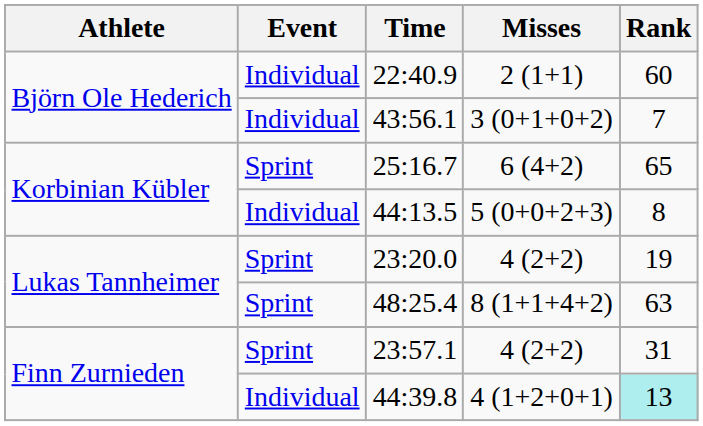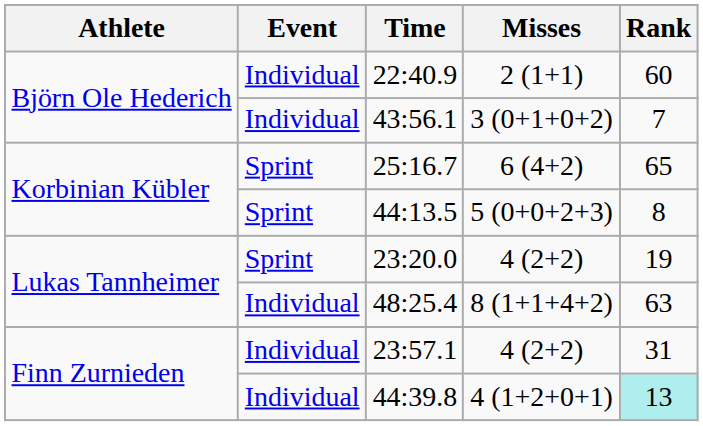(302, 212) Individual -> (279, 212) Sprint
(279, 304) Sprint -> (302, 304) Individual
(279, 350) Sprint -> (302, 350) Individual
